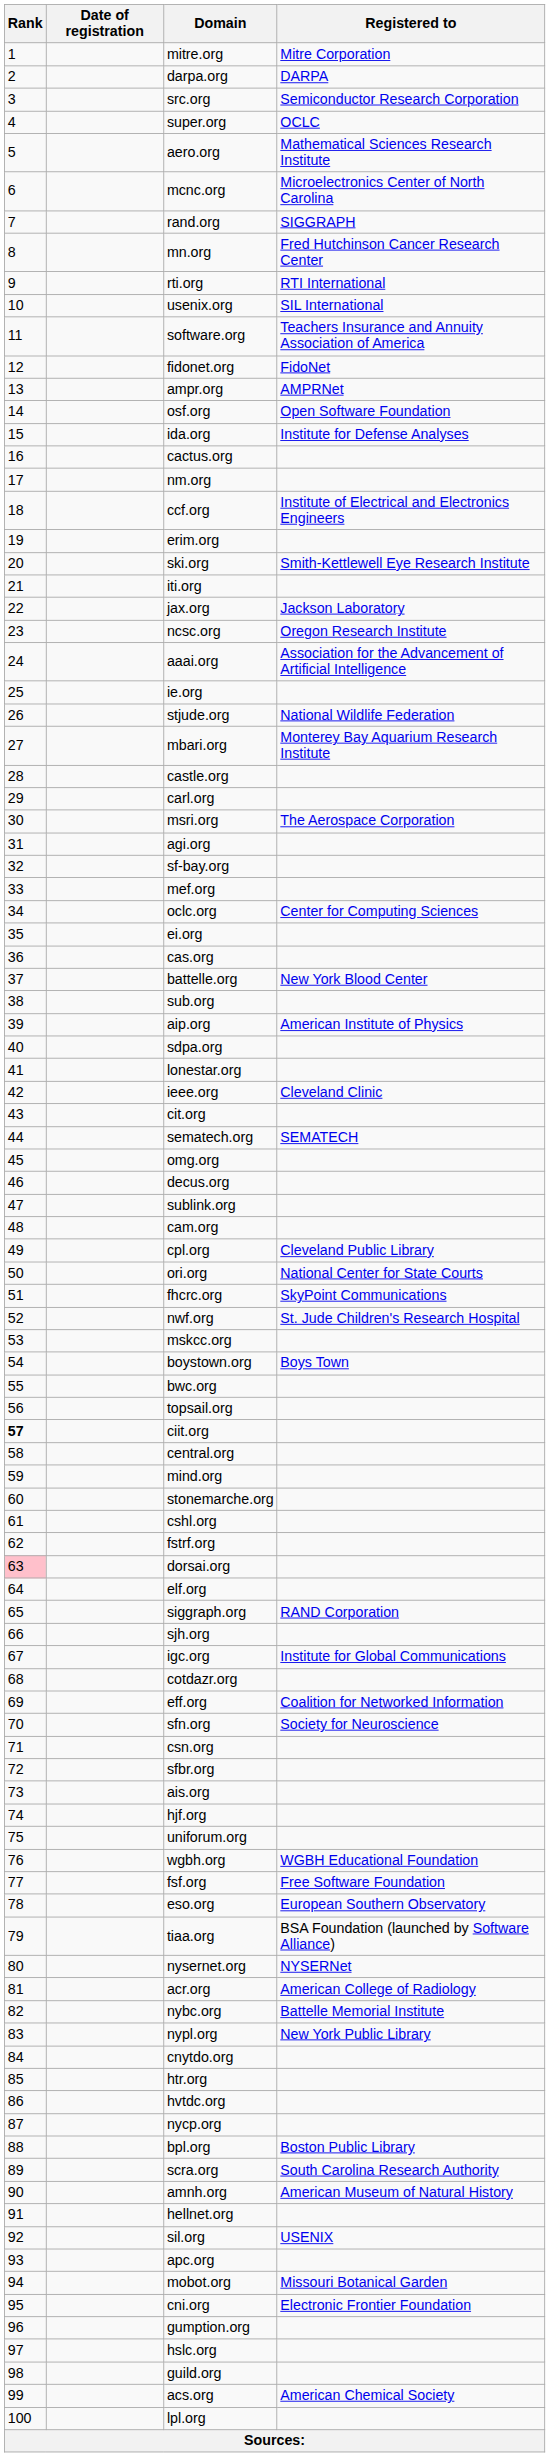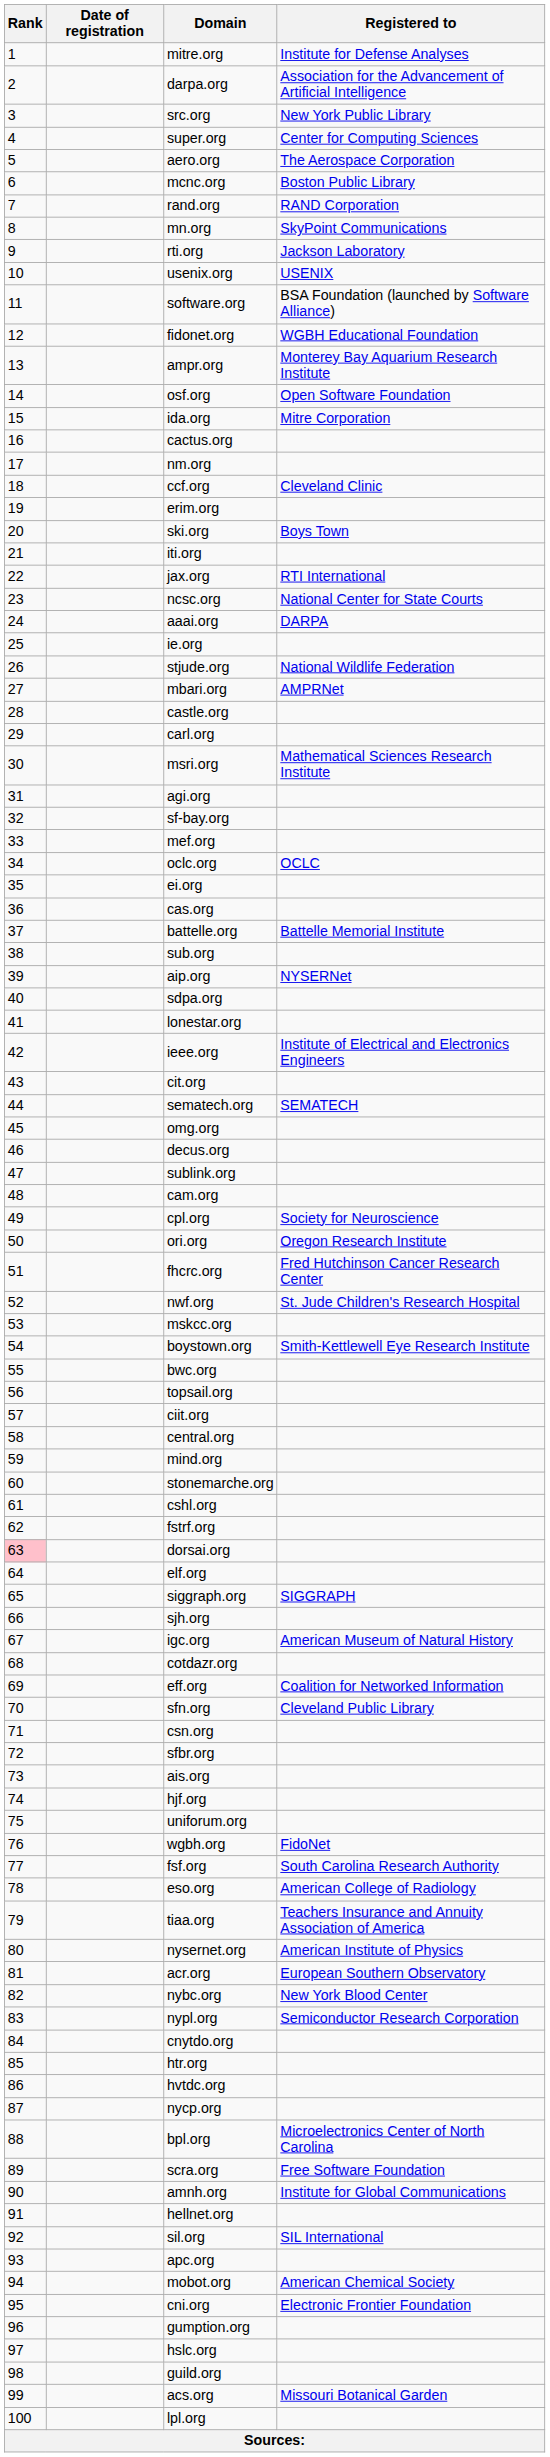(335, 54) Mitre Corporation -> (374, 54) Institute for Defense Analyses
(304, 76) DARPA -> (392, 84) Association for the Advancement of Artificial Intelligence
(399, 99) Semiconductor Research Corporation -> (355, 115) New York Public Library
(300, 122) OCLC -> (379, 138) Center for Computing Sciences
(386, 152) Mathematical Sciences Research Institute -> (367, 160) The Aerospace Corporation
(382, 191) Microelectronics Center of North Carolina -> (348, 183) Boston Public Library
(318, 221) SIGGRAPH -> (340, 205) RAND Corporation
(390, 252) Fred Hutchinson Cancer Research Center -> (363, 228) SkyPoint Communications
(333, 283) RTI International -> (342, 251) Jackson Laboratory
(332, 305) SIL International -> (307, 273) USENIX
(382, 336) Teachers Insurance and Annuity Association of America -> (405, 304) BSA Foundation (launched by Software Alliance)
(305, 366) FidoNet -> (379, 334) WGBH Educational Foundation
(312, 389) AMPRNet -> (389, 365) Monterey Bay Aquarium Research Institute
(374, 434) Institute for Defense Analyses -> (335, 418) Mitre Corporation
(395, 510) Institute of Electrical and Electronics Engineers -> (331, 486) Cleveland Clinic
(405, 563) Smith-Kettlewell Eye Research Institute -> (315, 531) Boys Town
(342, 608) Jackson Laboratory -> (333, 576) RTI International
(363, 631) Oregon Research Institute -> (382, 599) National Center for State Courts
(392, 661) Association for the Advancement of Artificial Intelligence -> (304, 621) DARPA
(389, 745) Monterey Bay Aquarium Research Institute -> (312, 689) AMPRNet
(367, 821) The Aerospace Corporation -> (386, 765) Mathematical Sciences Research Institute
(379, 911) Center for Computing Sciences -> (300, 863) OCLC
(354, 979) New York Blood Center -> (362, 931) Battelle Memorial Institute
(372, 1024) American Institute of Physics -> (316, 976) NYSERNet
(331, 1092) Cleveland Clinic -> (395, 1052) Institute of Electrical and Electronics Engineers
(357, 1250) Cleveland Public Library -> (359, 1218) Society for Neuroscience
(382, 1273) National Center for State Courts -> (363, 1241) Oregon Research Institute
(363, 1295) SkyPoint Communications -> (390, 1271) Fred Hutchinson Cancer Research Center
(315, 1363) Boys Town -> (405, 1347) Smith-Kettlewell Eye Research Institute
(16, 1431) bold -> (16, 1415) normal
(340, 1611) RAND Corporation -> (318, 1595) SIGGRAPH
(393, 1657) Institute for Global Communications -> (397, 1641) American Museum of Natural History
(359, 1724) Society for Neuroscience -> (357, 1708) Cleveland Public Library
(379, 1860) WGBH Educational Foundation -> (305, 1844) FidoNet
(363, 1882) Free Software Foundation -> (390, 1866) South Carolina Research Authority
(383, 1905) European Southern Observatory -> (378, 1889) American College of Radiology
(405, 1936) BSA Foundation (launched by Software Alliance) -> (382, 1920) Teachers Insurance and Annuity Association of America
(316, 1966) NYSERNet -> (372, 1950) American Institute of Physics
(378, 1989) American College of Radiology -> (383, 1973) European Southern Observatory
(362, 2011) Battelle Memorial Institute -> (354, 1995) New York Blood Center
(355, 2034) New York Public Library -> (399, 2018) Semiconductor Research Corporation
(348, 2147) Boston Public Library -> (382, 2139) Microelectronics Center of North Carolina
(390, 2169) South Carolina Research Authority -> (363, 2169) Free Software Foundation
(397, 2192) American Museum of Natural History -> (393, 2192) Institute for Global Communications
(307, 2237) USENIX -> (332, 2237) SIL International
(364, 2282) Missouri Botanical Garden -> (367, 2282) American Chemical Society
(367, 2395) American Chemical Society -> (364, 2395) Missouri Botanical Garden
